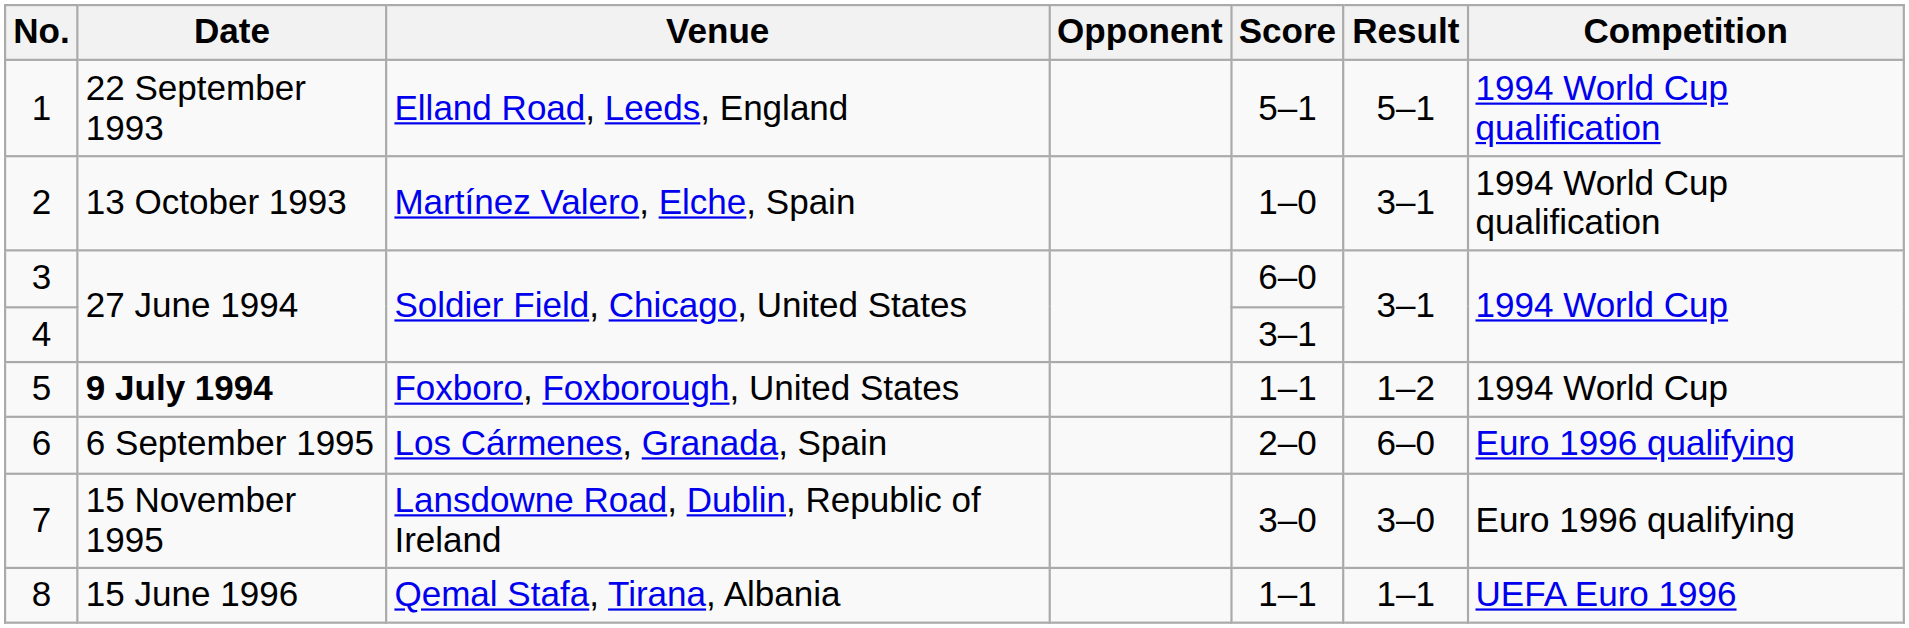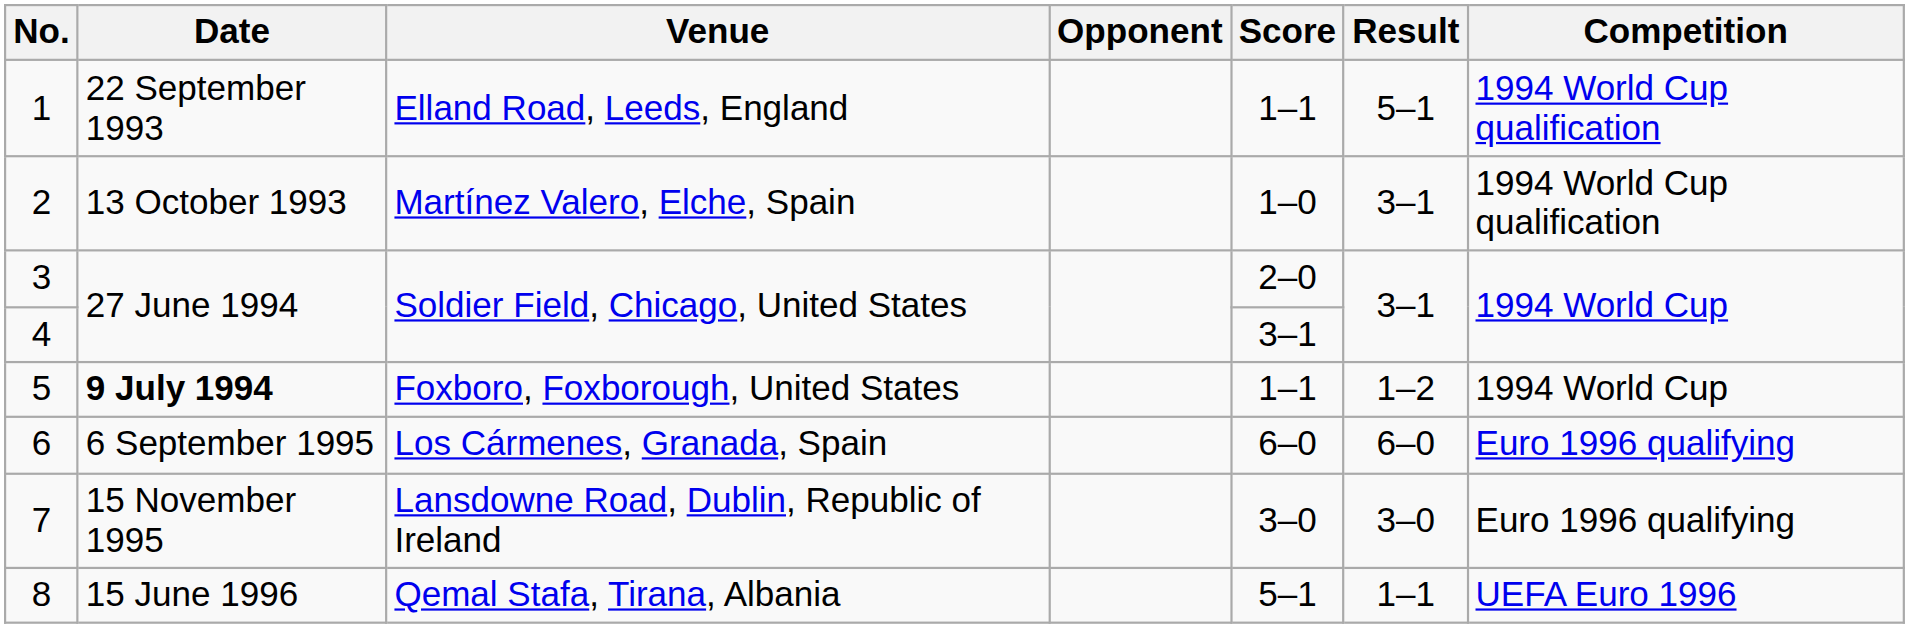(1287, 107) 5–1 -> (1287, 107) 1–1
(1287, 277) 6–0 -> (1287, 277) 2–0
(1287, 444) 2–0 -> (1287, 444) 6–0
(1287, 595) 1–1 -> (1287, 595) 5–1
